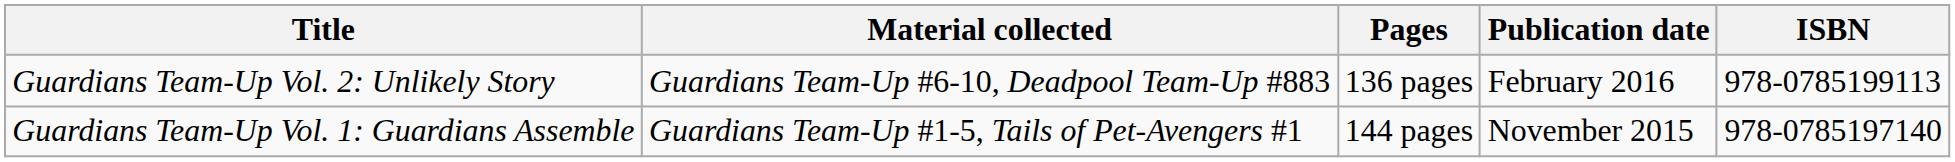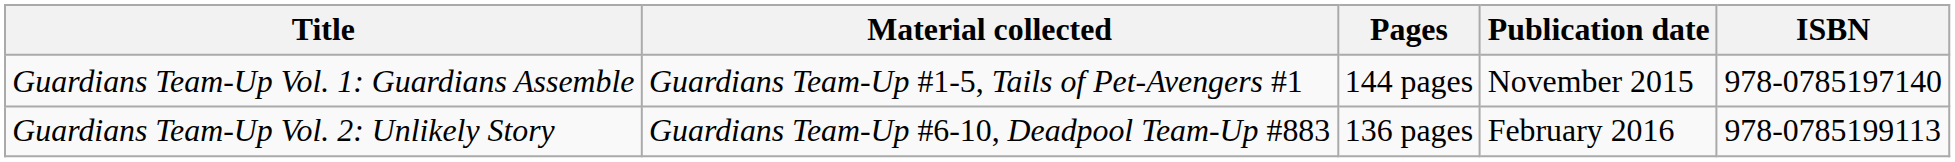rows swapped: (323, 130) <-> (284, 80)
